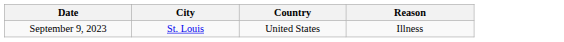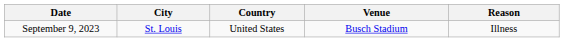+ column: (376, 12)
